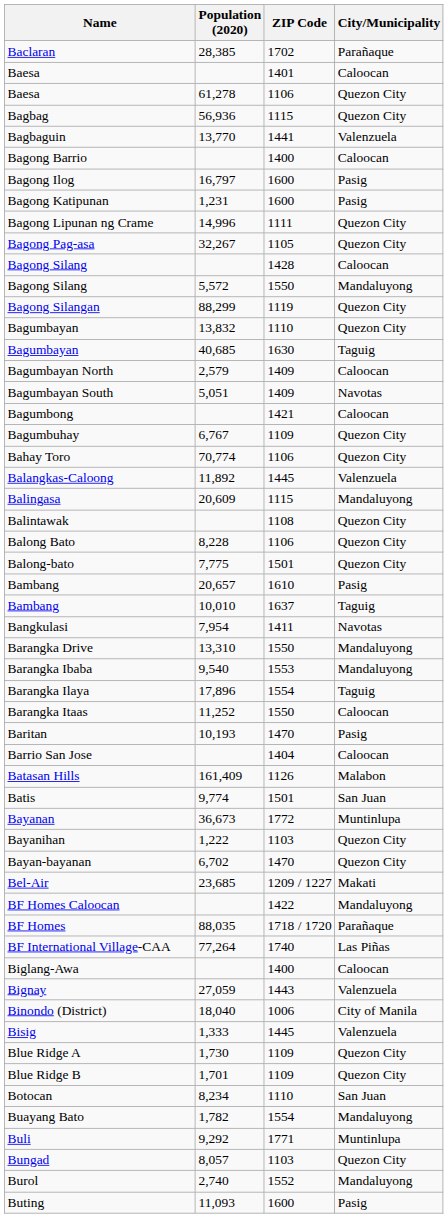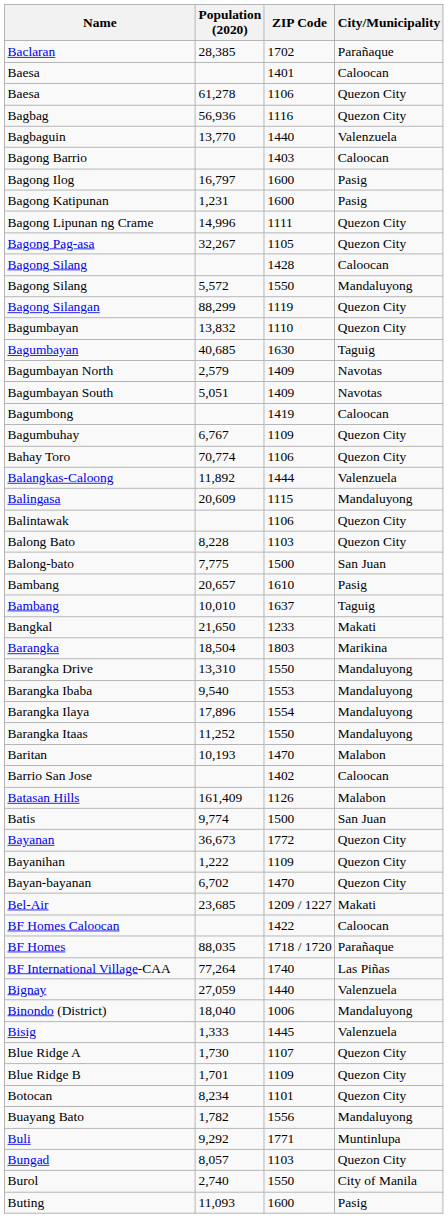(280, 115) 1115 -> (280, 115) 1116
(281, 136) 1441 -> (281, 136) 1440
(281, 158) 1400 -> (281, 158) 1403
(363, 371) Caloocan -> (360, 371) Navotas
(281, 413) 1421 -> (281, 413) 1419
(281, 477) 1445 -> (281, 477) 1444
(281, 520) 1108 -> (281, 520) 1106
(281, 541) 1106 -> (281, 541) 1103
(281, 563) 1501 -> (281, 563) 1500
(372, 563) Quezon City -> (362, 563) San Juan
+ row: (30, 627)
- row: (38, 627)
+ row: (33, 648)
(356, 691) Taguig -> (375, 712) Mandaluyong
(363, 712) Caloocan -> (375, 733) Mandaluyong
(352, 733) Pasig -> (362, 754) Malabon
(281, 754) 1404 -> (281, 776) 1402
(281, 797) 1501 -> (281, 818) 1500
(369, 818) Muntinlupa -> (372, 840) Quezon City
(281, 840) 1103 -> (281, 861) 1109
(375, 904) Mandaluyong -> (363, 925) Caloocan
- row: (43, 968)
(281, 989) 1443 -> (281, 989) 1440
(377, 1010) City of Manila -> (375, 1010) Mandaluyong
(281, 1053) 1109 -> (281, 1053) 1107
(280, 1096) 1110 -> (281, 1096) 1101
(362, 1096) San Juan -> (372, 1096) Quezon City
(281, 1117) 1554 -> (281, 1117) 1556
(281, 1181) 1552 -> (281, 1181) 1550
(375, 1181) Mandaluyong -> (377, 1181) City of Manila
